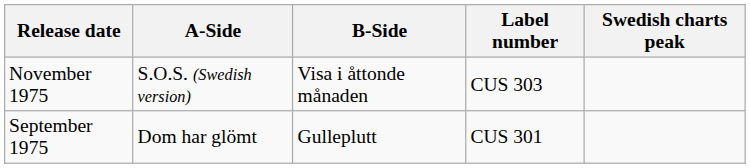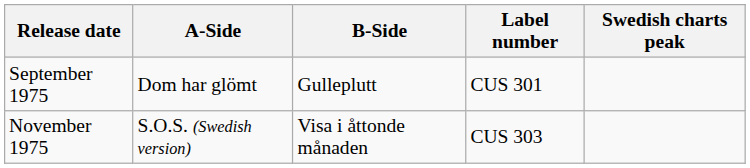rows swapped: (51, 136) <-> (50, 83)
